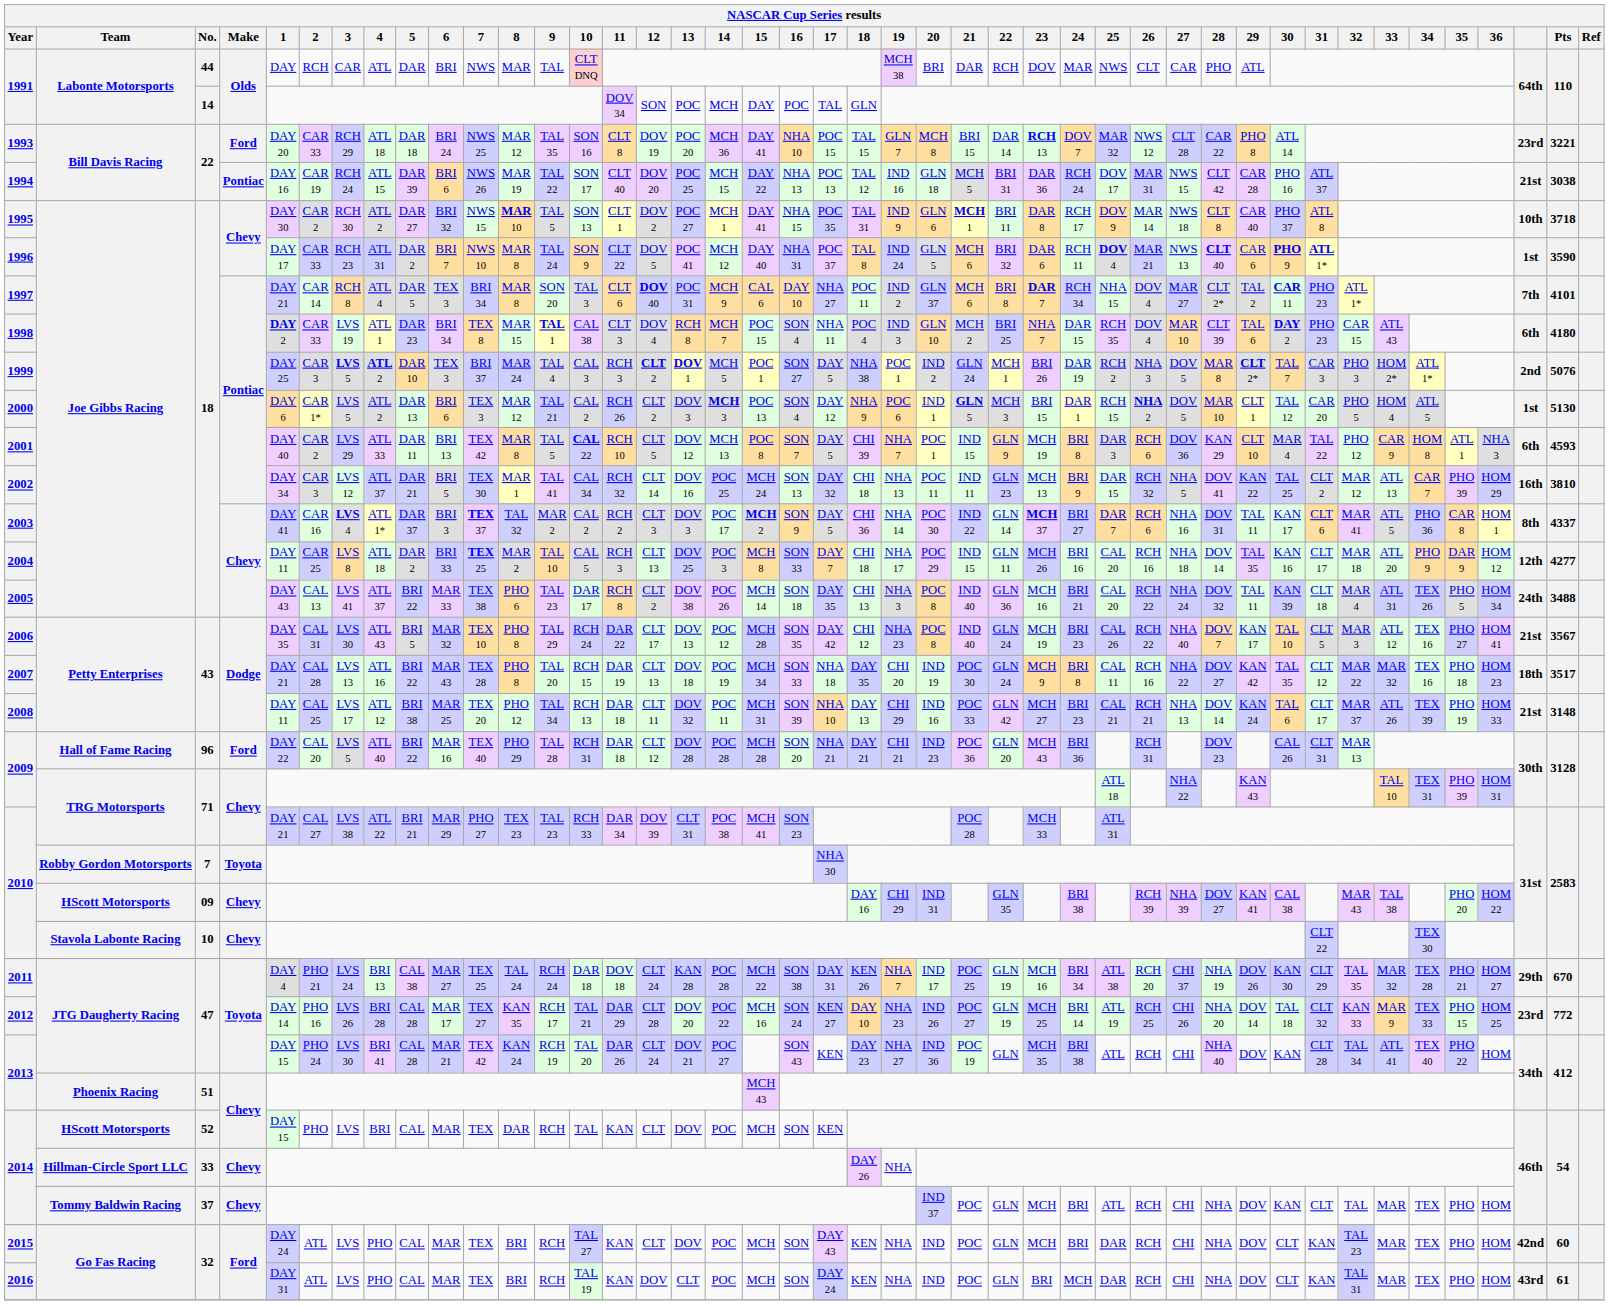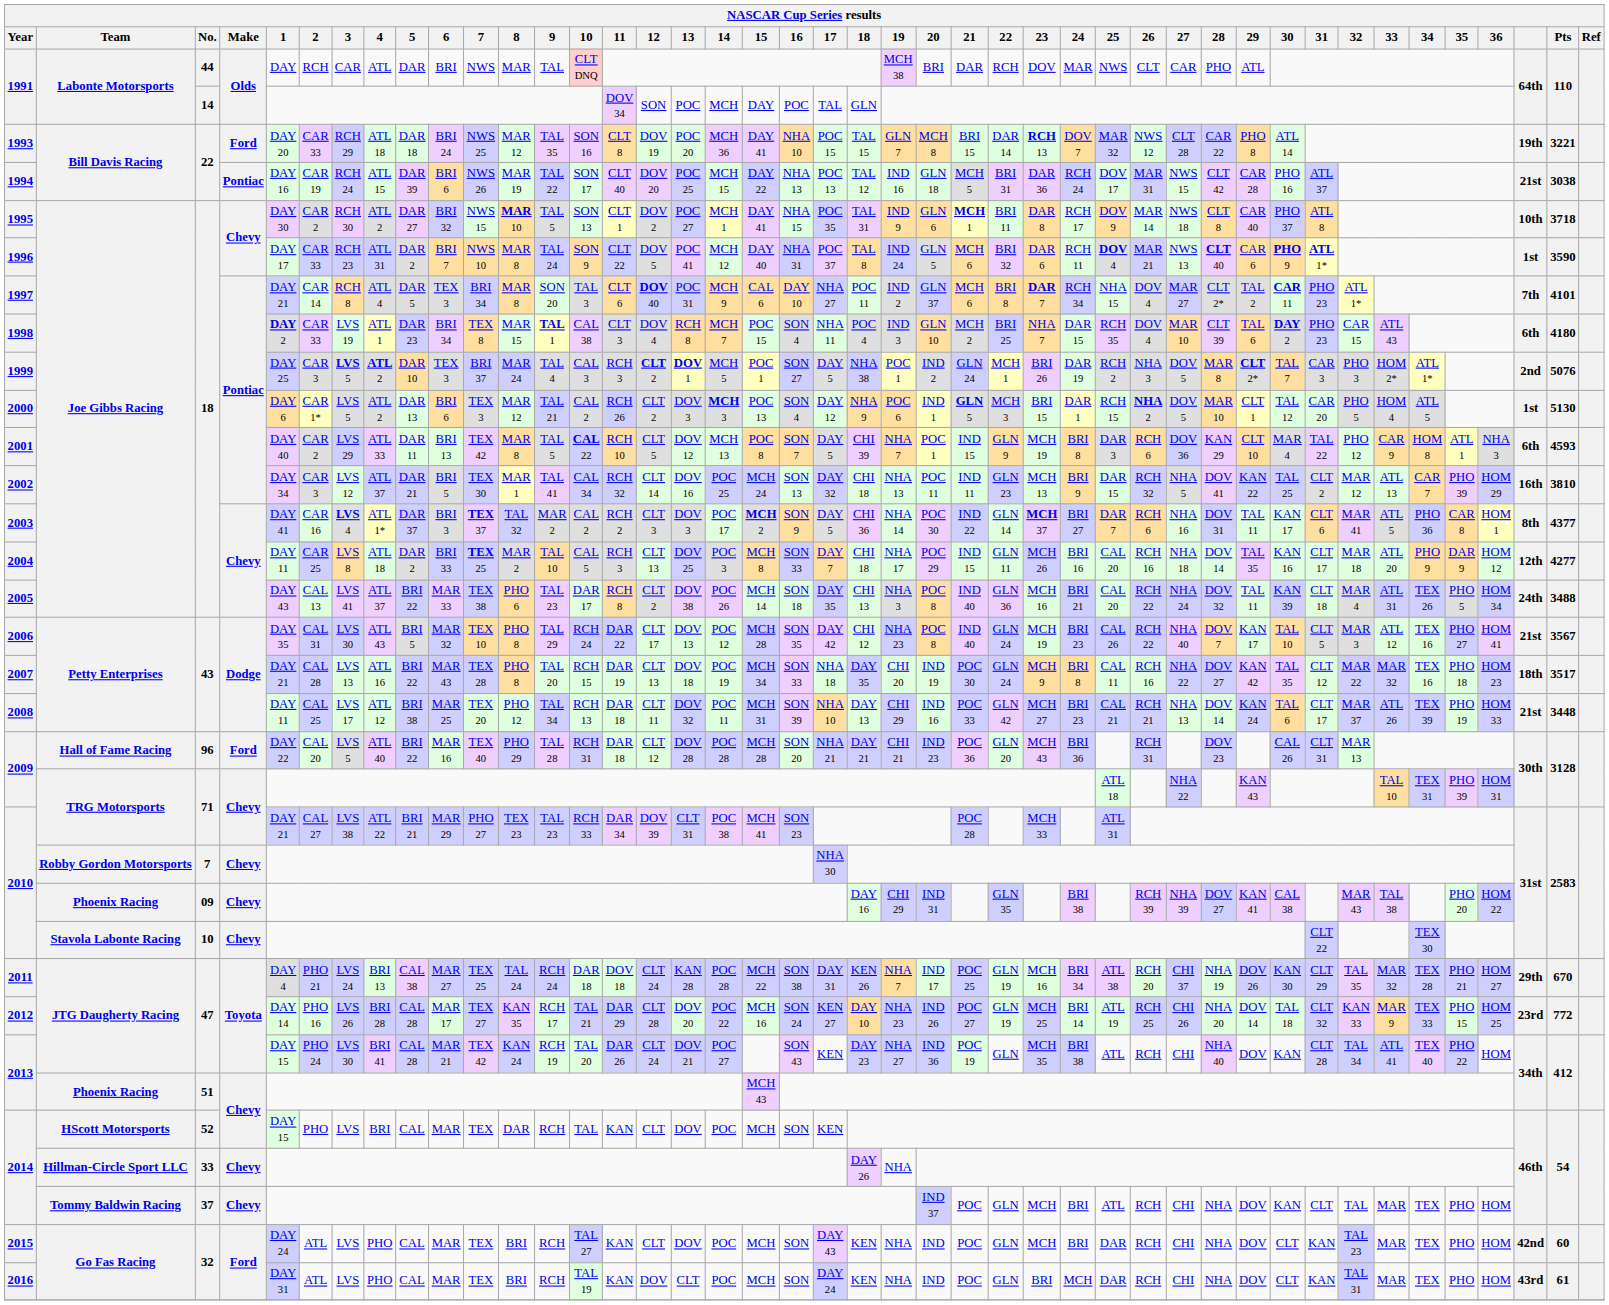(1531, 143) 23rd -> (1531, 143) 19th
(1563, 522) 4337 -> (1563, 522) 4377
(1563, 712) 3148 -> (1563, 712) 3448
(243, 864) Toyota -> (243, 864) Chevy
(115, 901) HScott Motorsports -> (115, 901) Phoenix Racing
